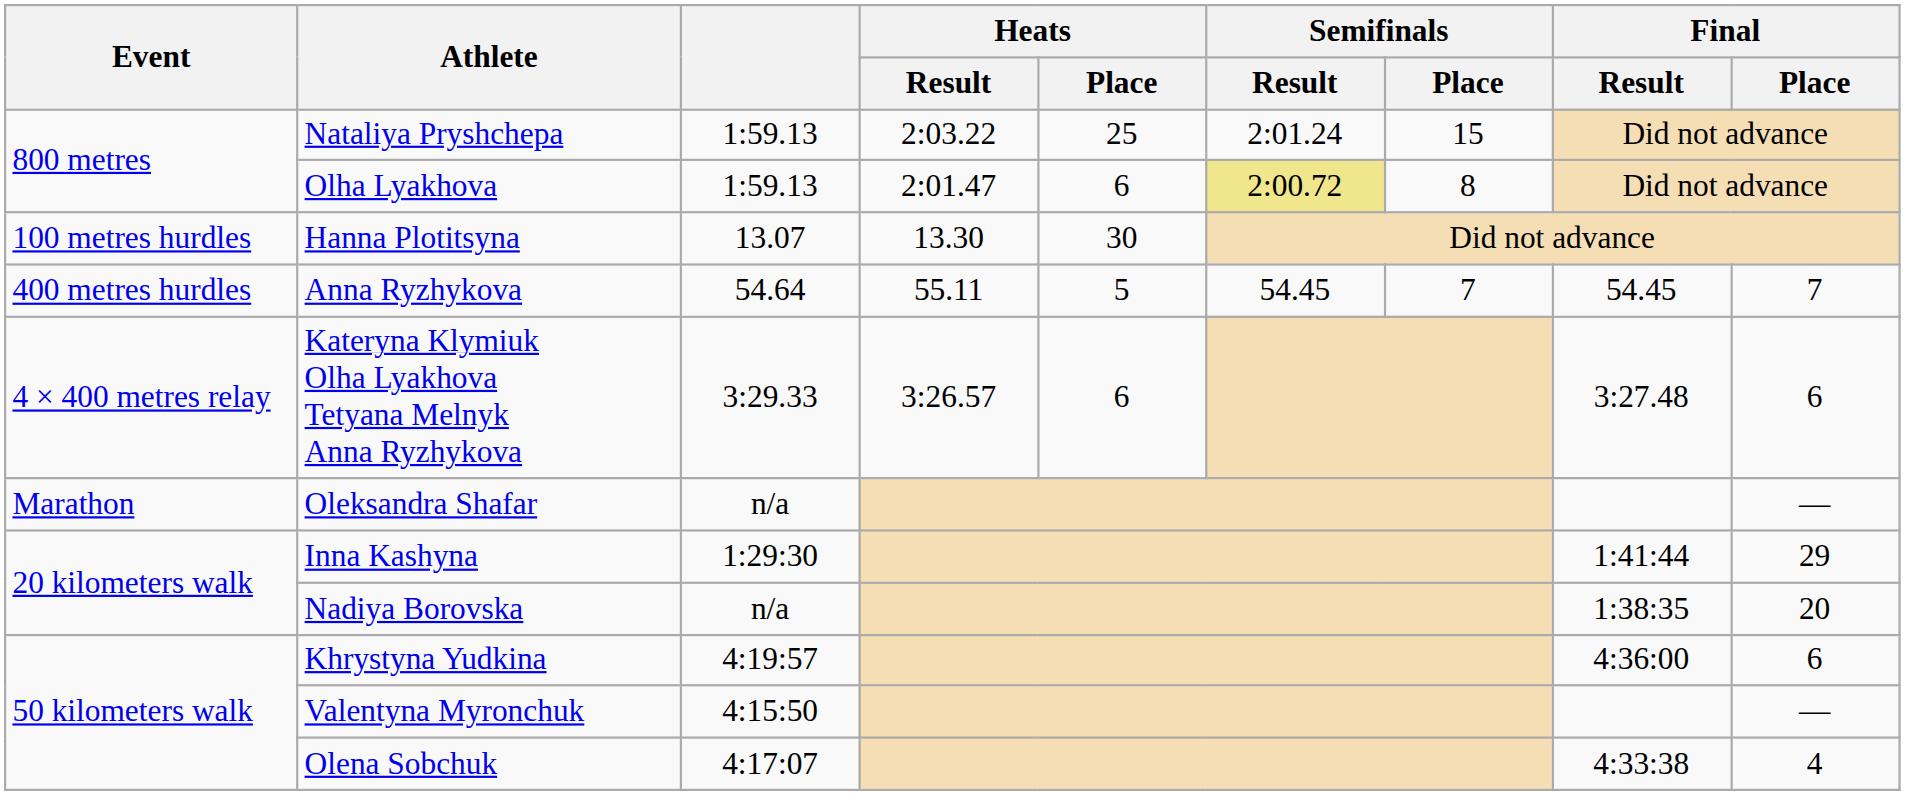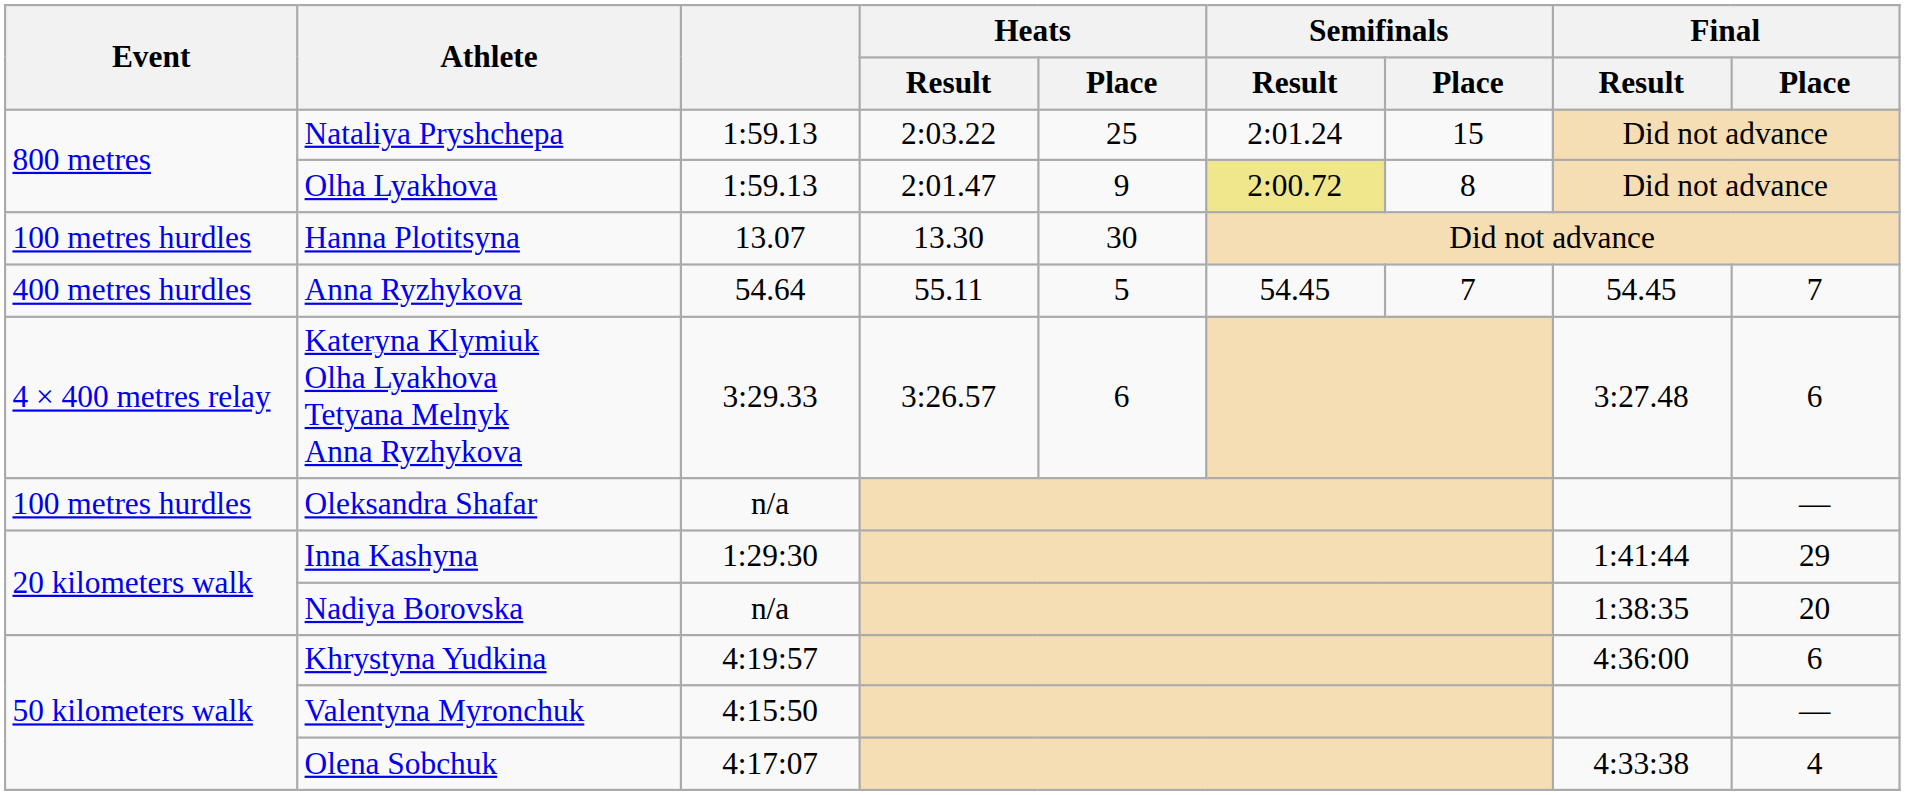(1122, 186) 6 -> (1122, 186) 9
(73, 504) Marathon -> (132, 504) 100 metres hurdles
